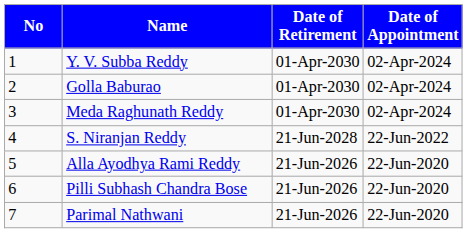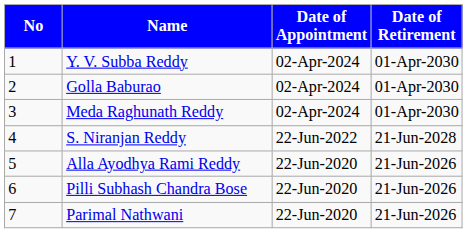columns swapped: (413, 26) <-> (318, 26)
